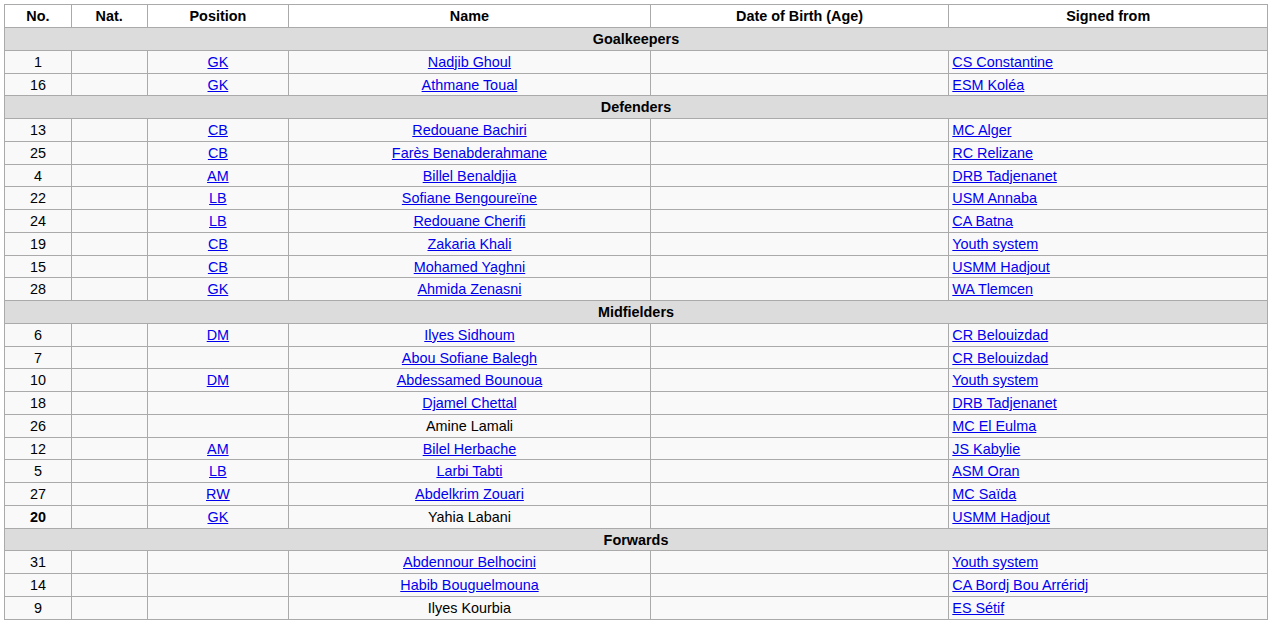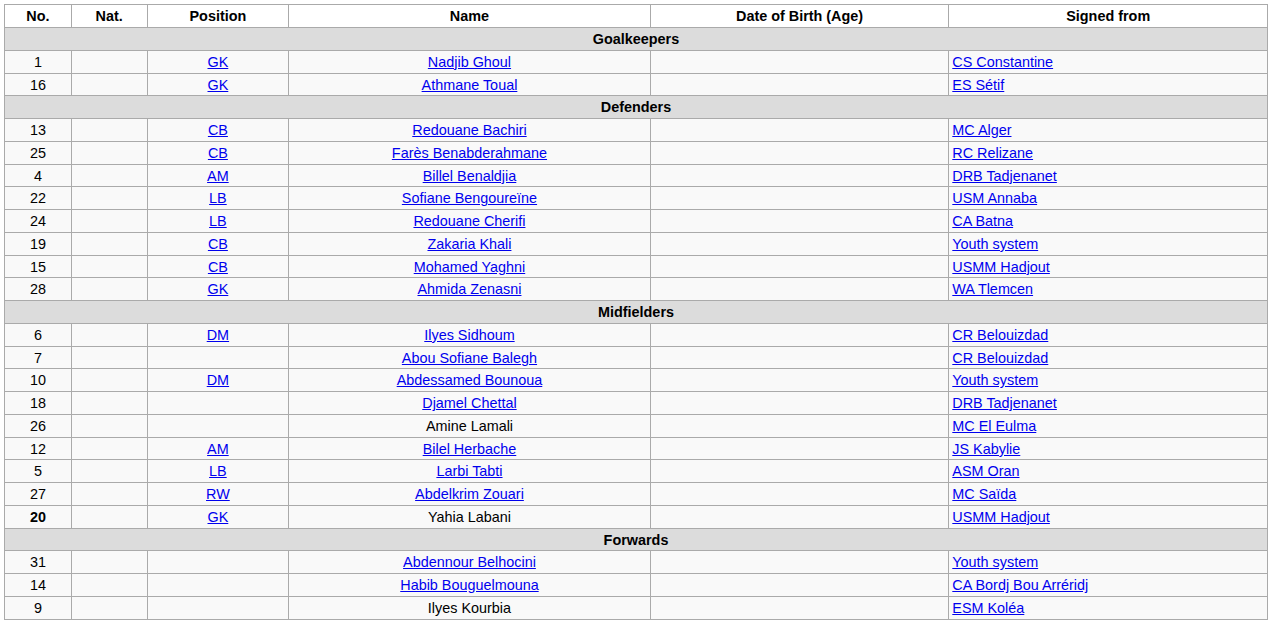(988, 85) ESM Koléa -> (978, 85) ES Sétif
(978, 608) ES Sétif -> (988, 608) ESM Koléa
